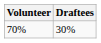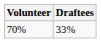(66, 29) 30% -> (66, 29) 33%
